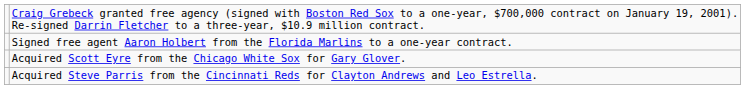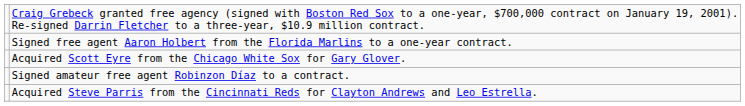+ row: (181, 76)
